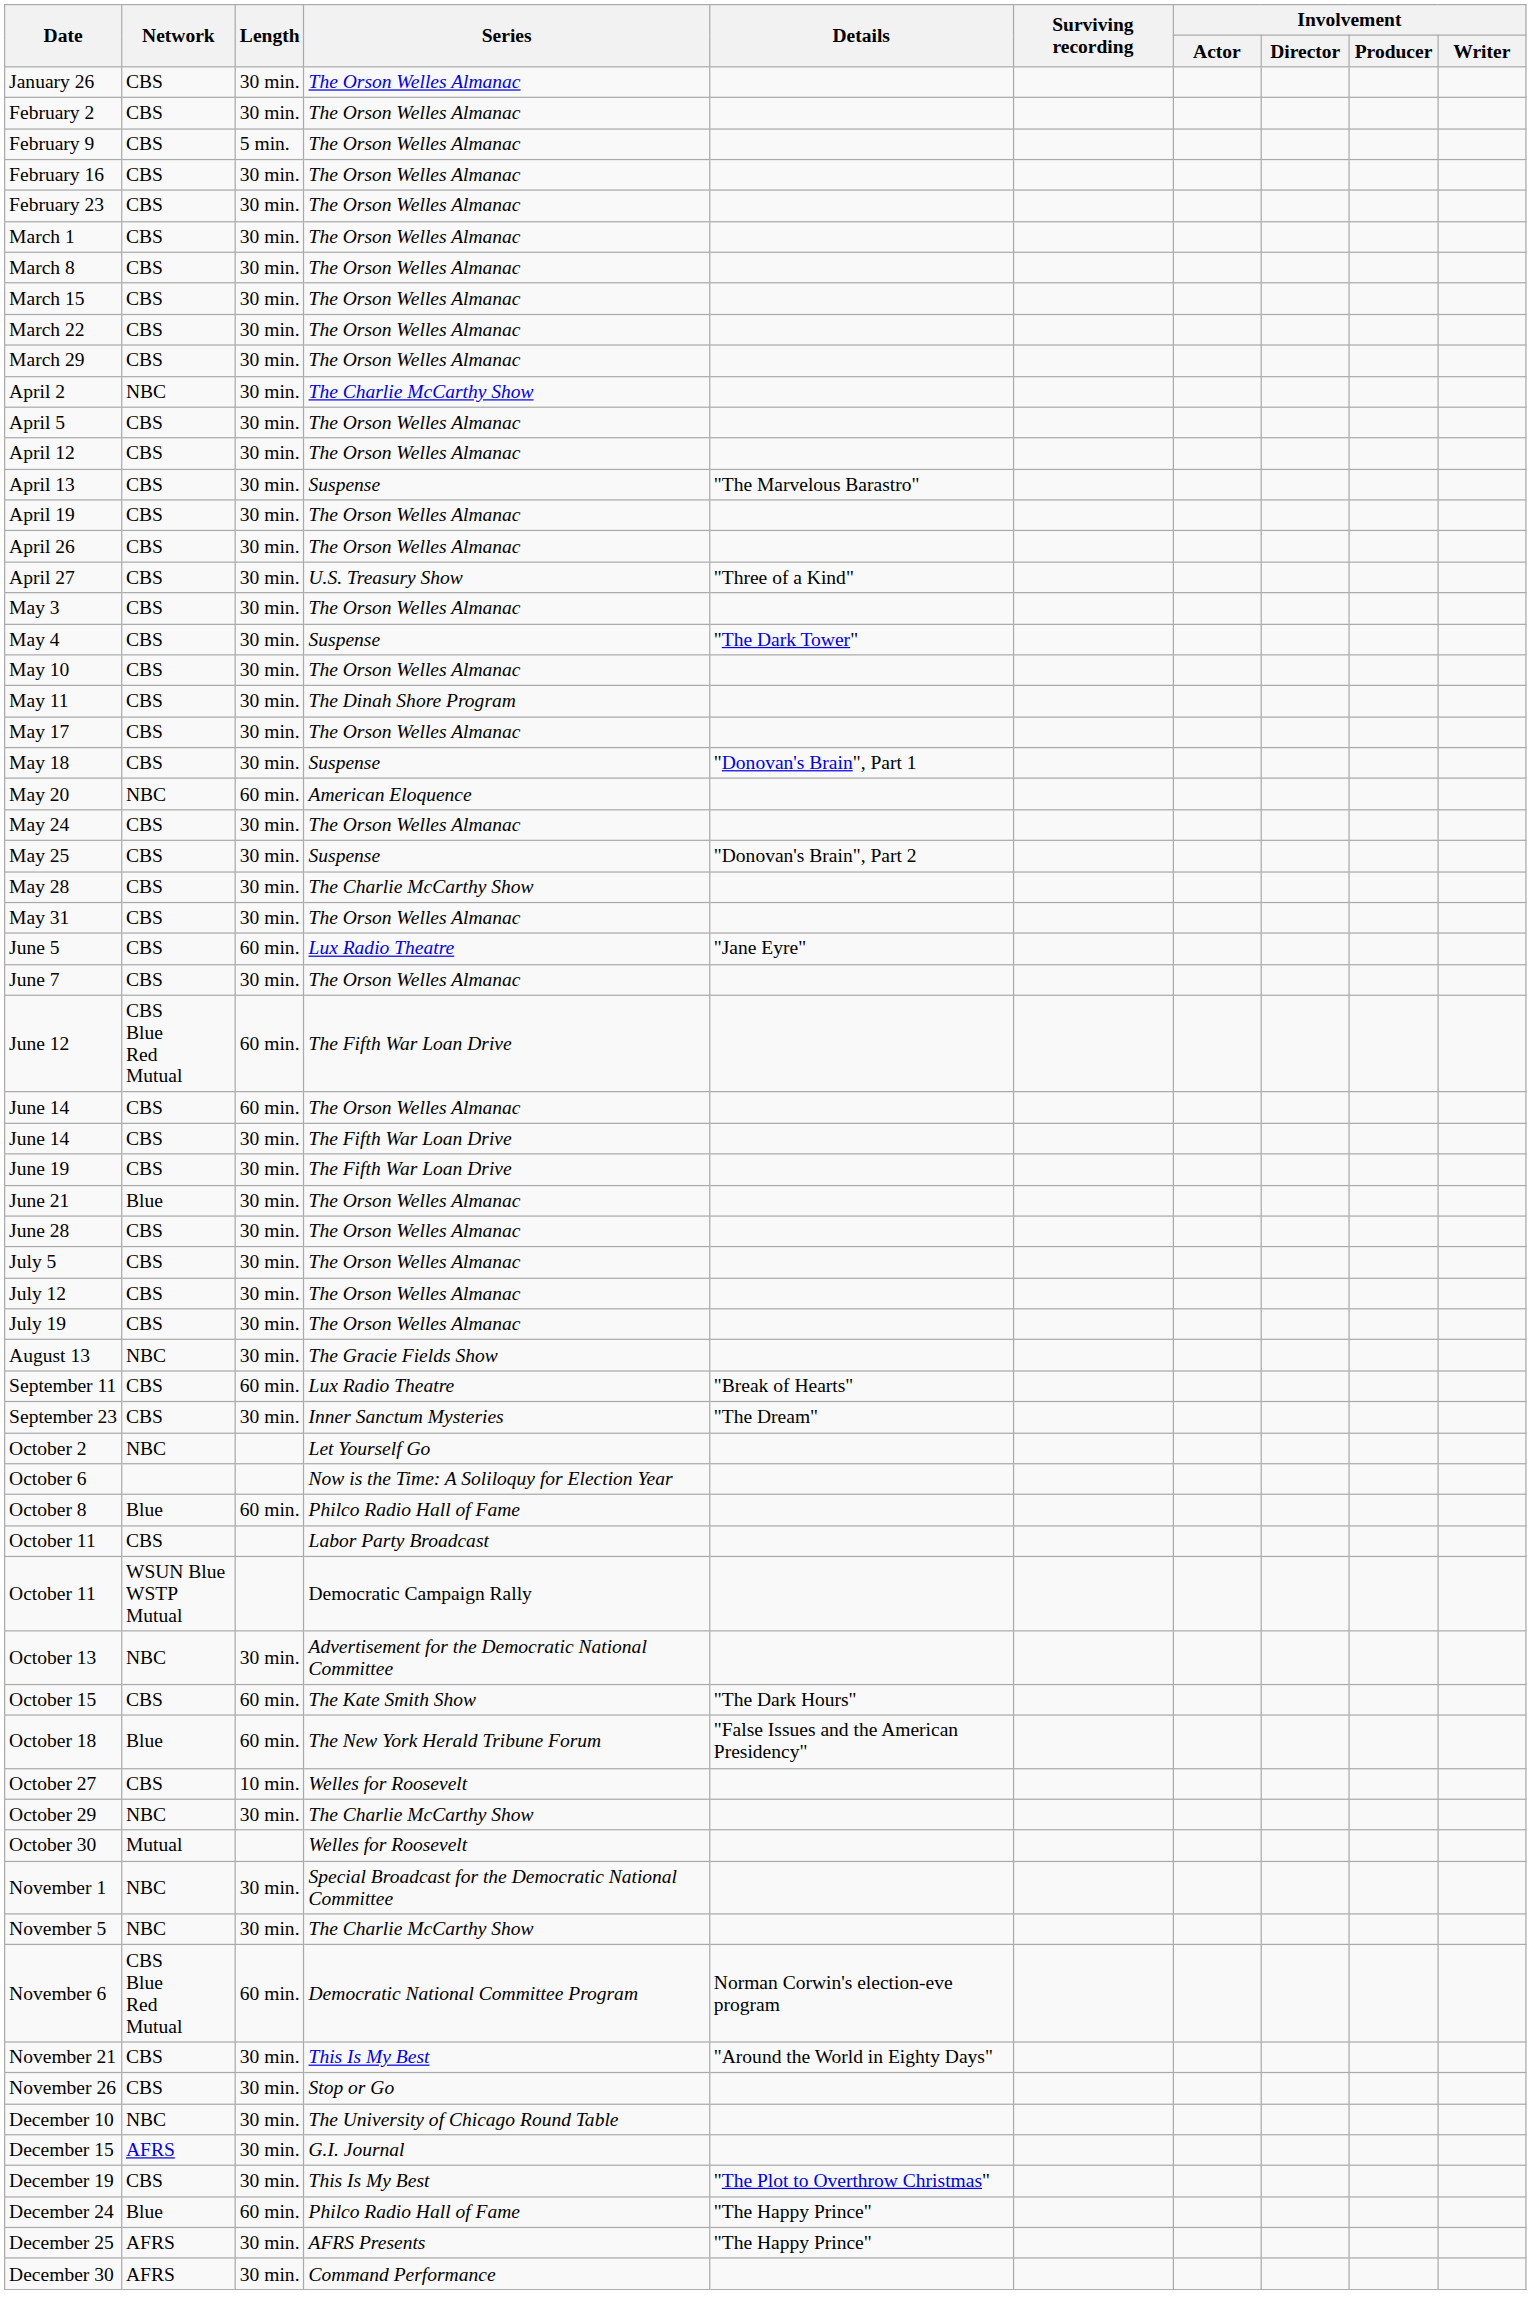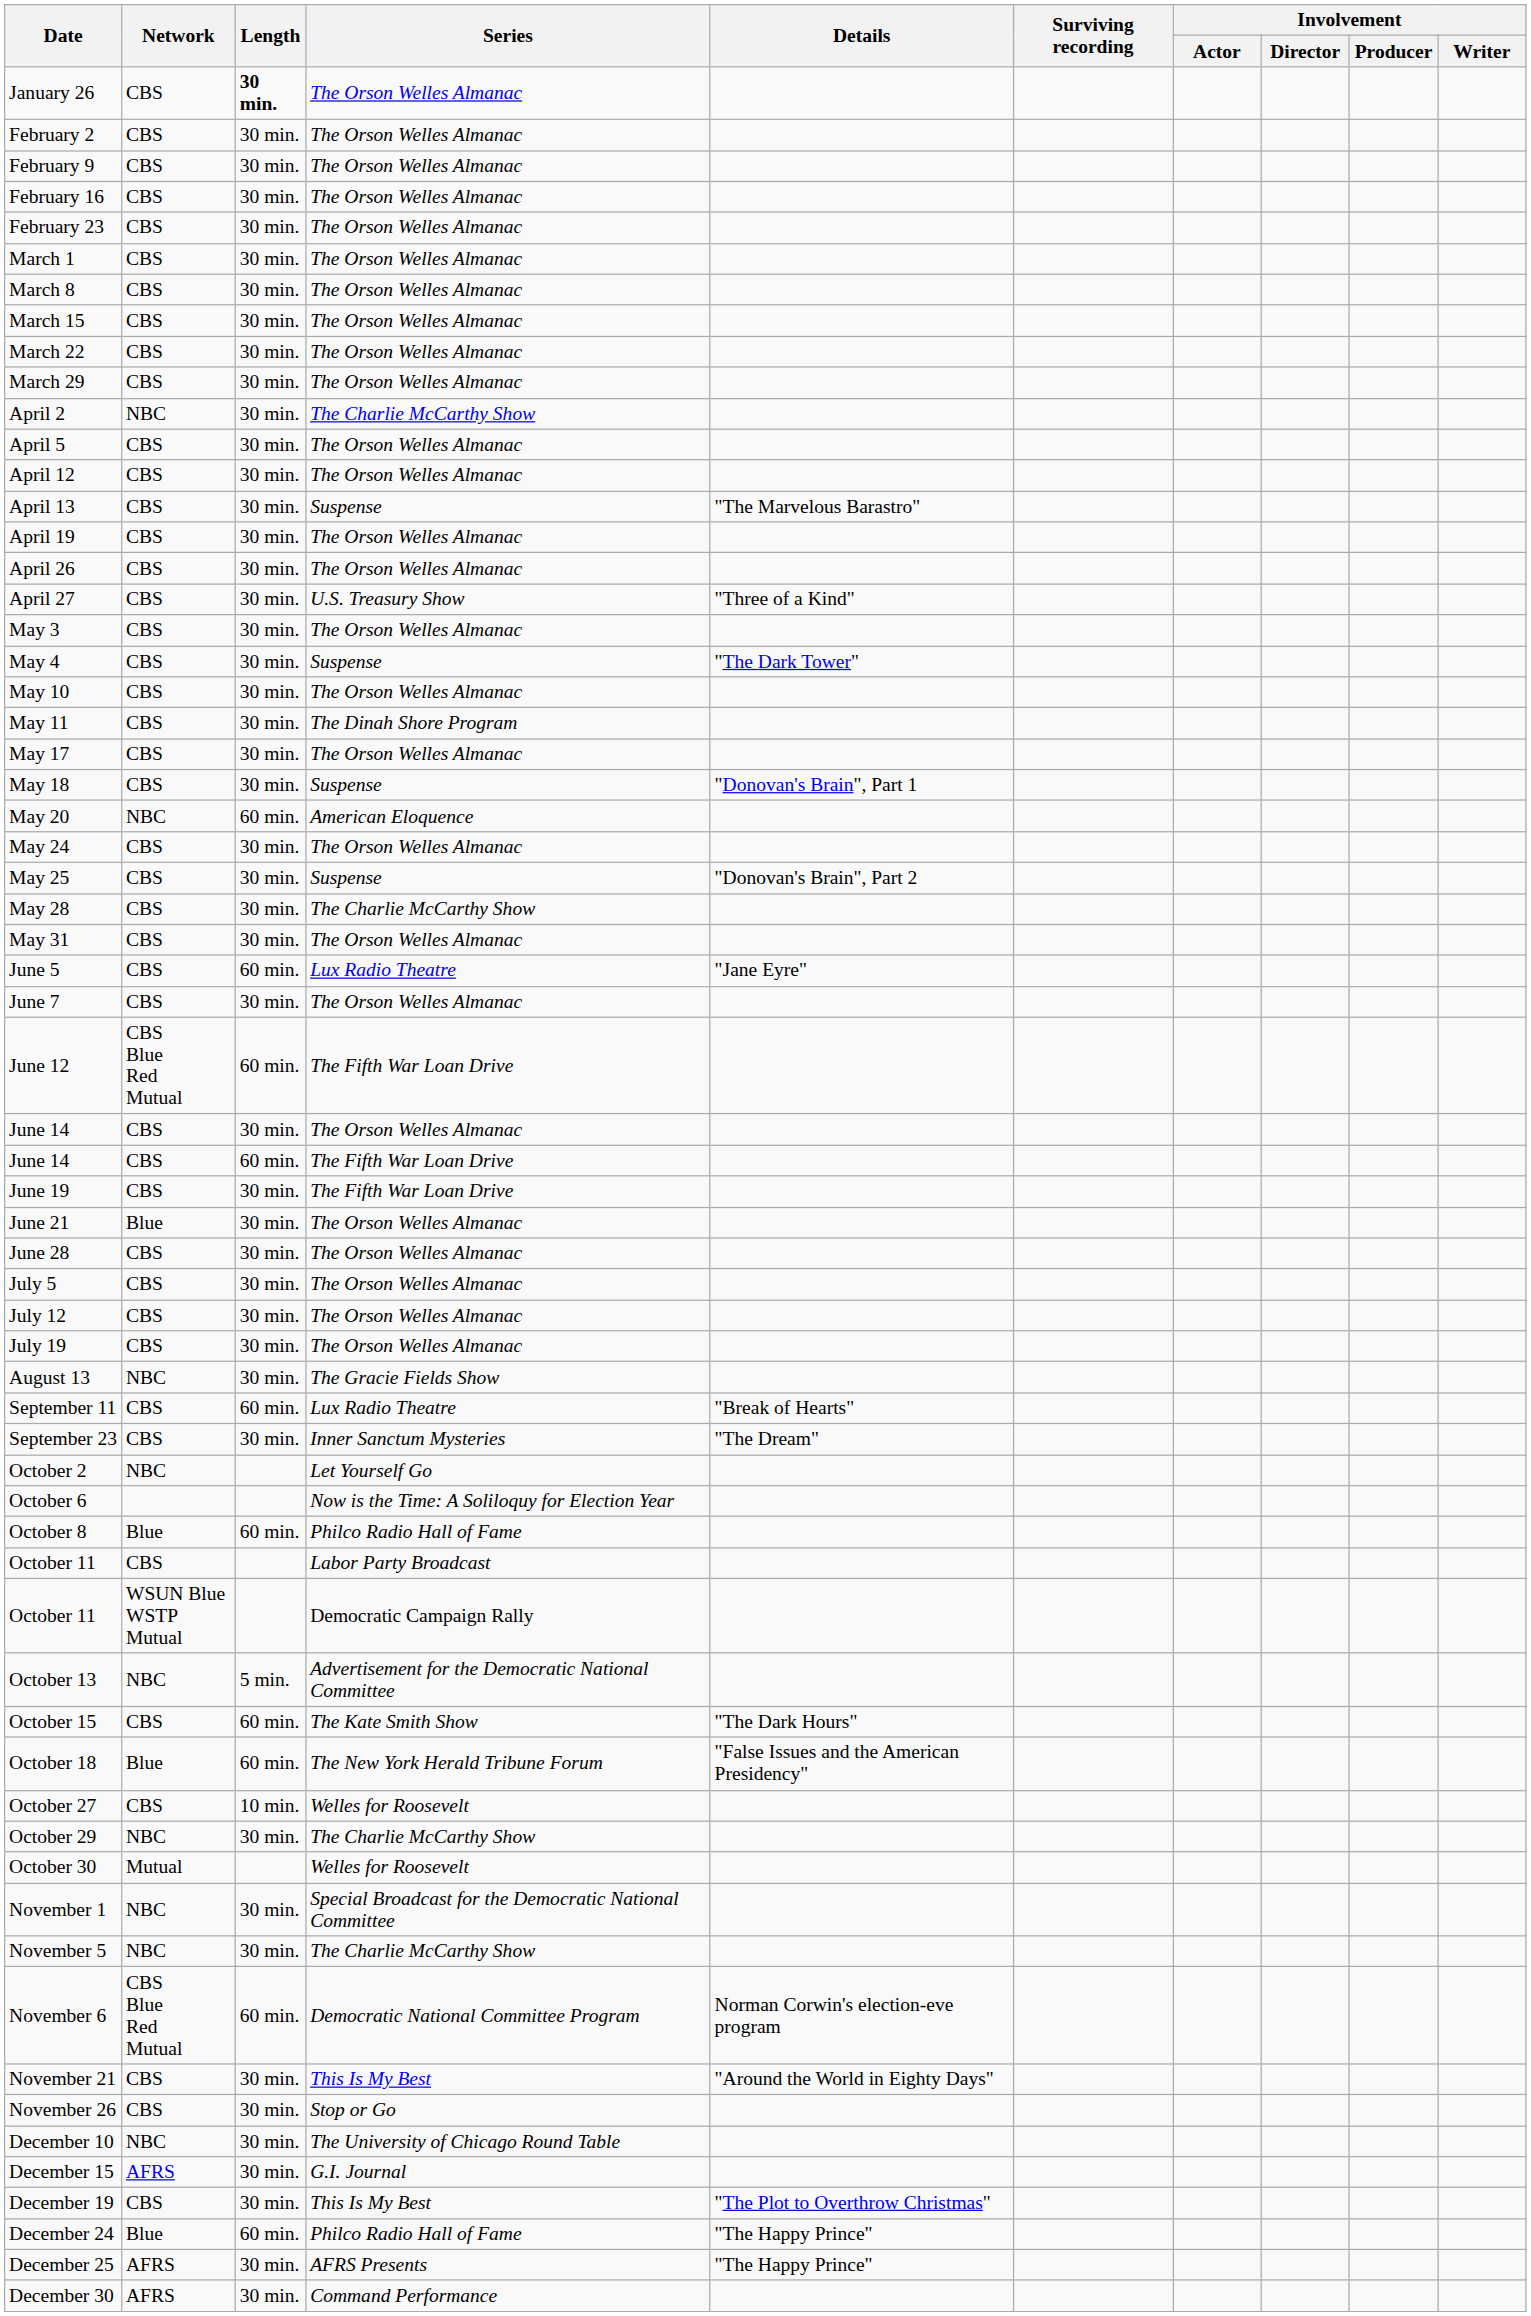(270, 81) normal -> (258, 92) bold
(265, 143) 5 min. -> (270, 165) 30 min.
(270, 1107) 60 min. -> (270, 1129) 30 min.
(270, 1138) 30 min. -> (270, 1160) 60 min.
(270, 1657) 30 min. -> (265, 1679) 5 min.
